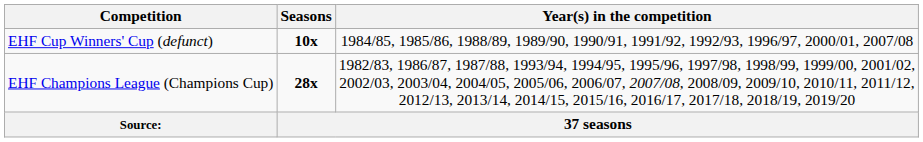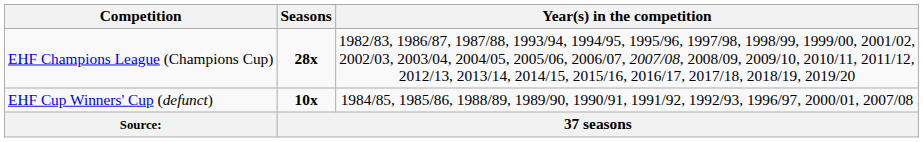rows swapped: (141, 82) <-> (110, 41)
